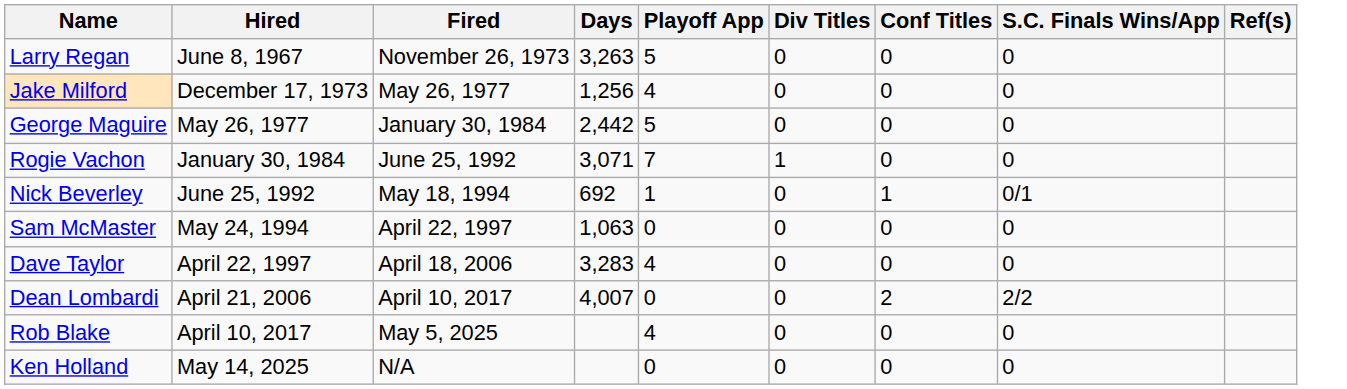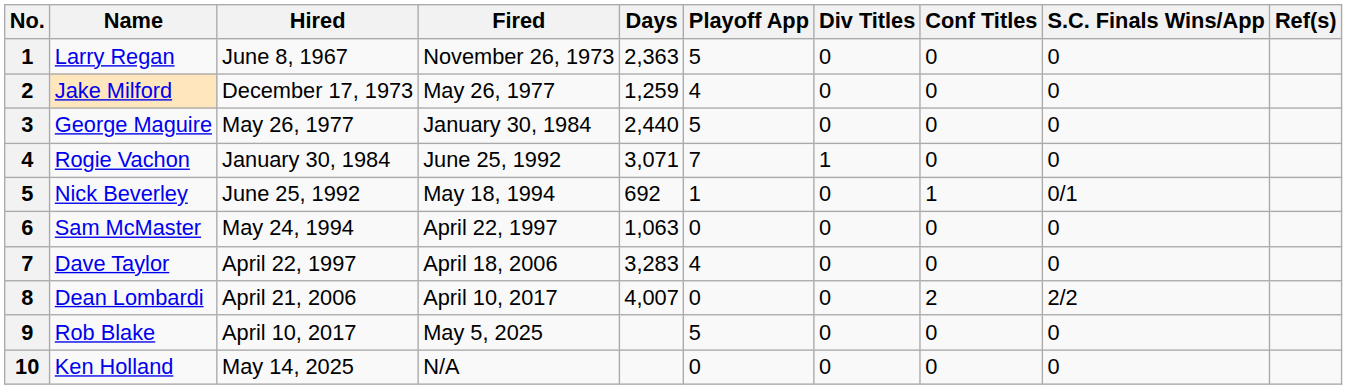+ column: (27, 21)
(607, 56) 3,263 -> (652, 56) 2,363
(607, 90) 1,256 -> (652, 90) 1,259
(607, 125) 2,442 -> (652, 125) 2,440
(650, 332) 4 -> (695, 332) 5
